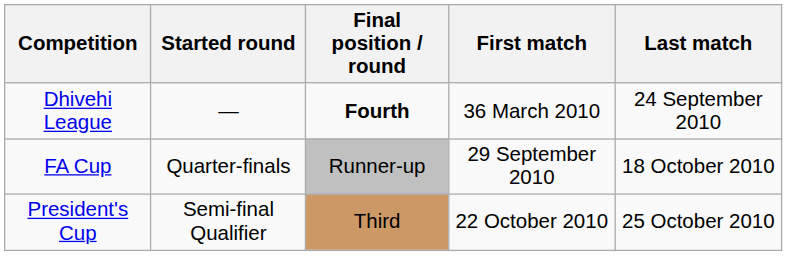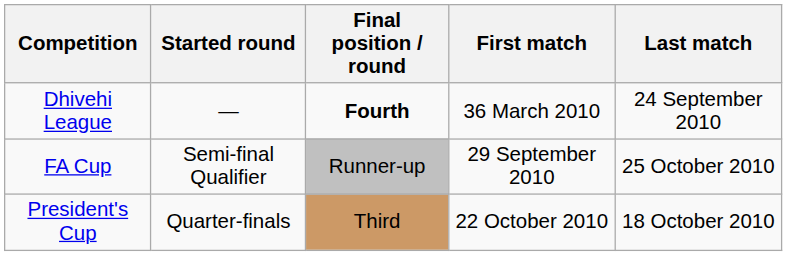(228, 166) Quarter-finals -> (228, 166) Semi-final Qualifier
(698, 166) 18 October 2010 -> (698, 166) 25 October 2010
(228, 221) Semi-final Qualifier -> (228, 221) Quarter-finals
(698, 221) 25 October 2010 -> (698, 221) 18 October 2010
